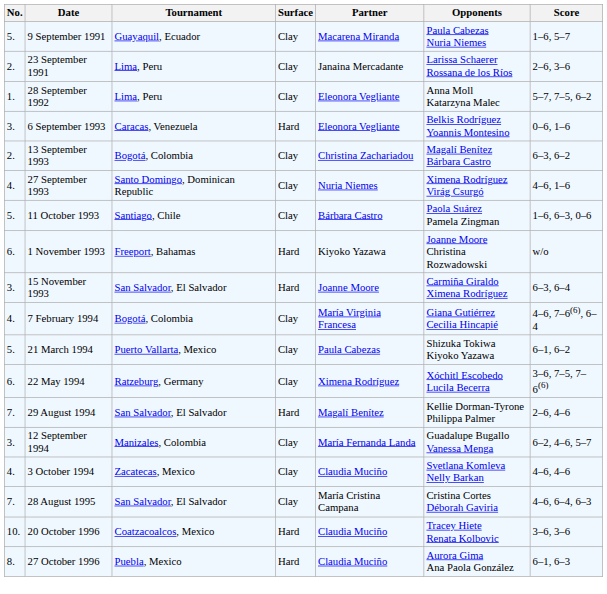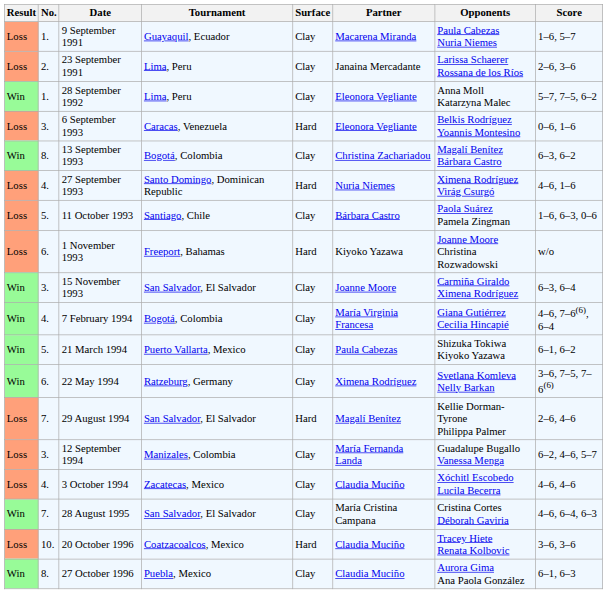+ column: (21, 12)
(11, 36) 5. -> (45, 36) 1.
(11, 155) 2. -> (45, 155) 8.
(288, 185) Clay -> (306, 185) Hard
(289, 287) Hard -> (305, 287) Clay
(465, 380) Xóchitl Escobedo Lucila Becerra -> (477, 380) Svetlana Komleva Nelly Barkan
(466, 471) Svetlana Komleva Nelly Barkan -> (475, 484) Xóchitl Escobedo Lucila Becerra
(289, 561) Hard -> (305, 573) Clay
